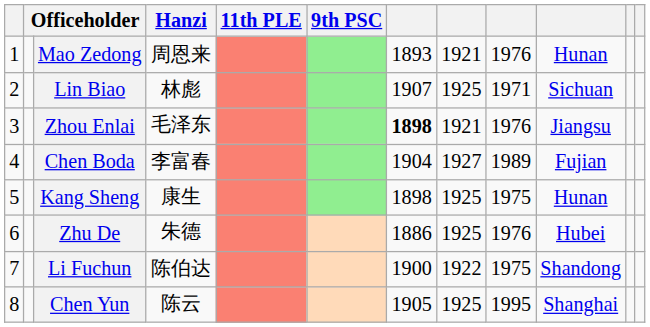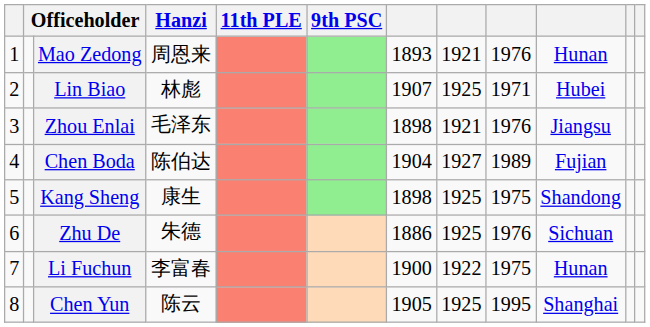(581, 90) Sichuan -> (581, 90) Hubei
(412, 125) bold -> (412, 125) normal
(181, 160) 李富春 -> (181, 160) 陈伯达
(581, 197) Hunan -> (581, 197) Shandong
(581, 233) Hubei -> (581, 233) Sichuan
(181, 268) 陈伯达 -> (181, 268) 李富春
(581, 268) Shandong -> (581, 268) Hunan
